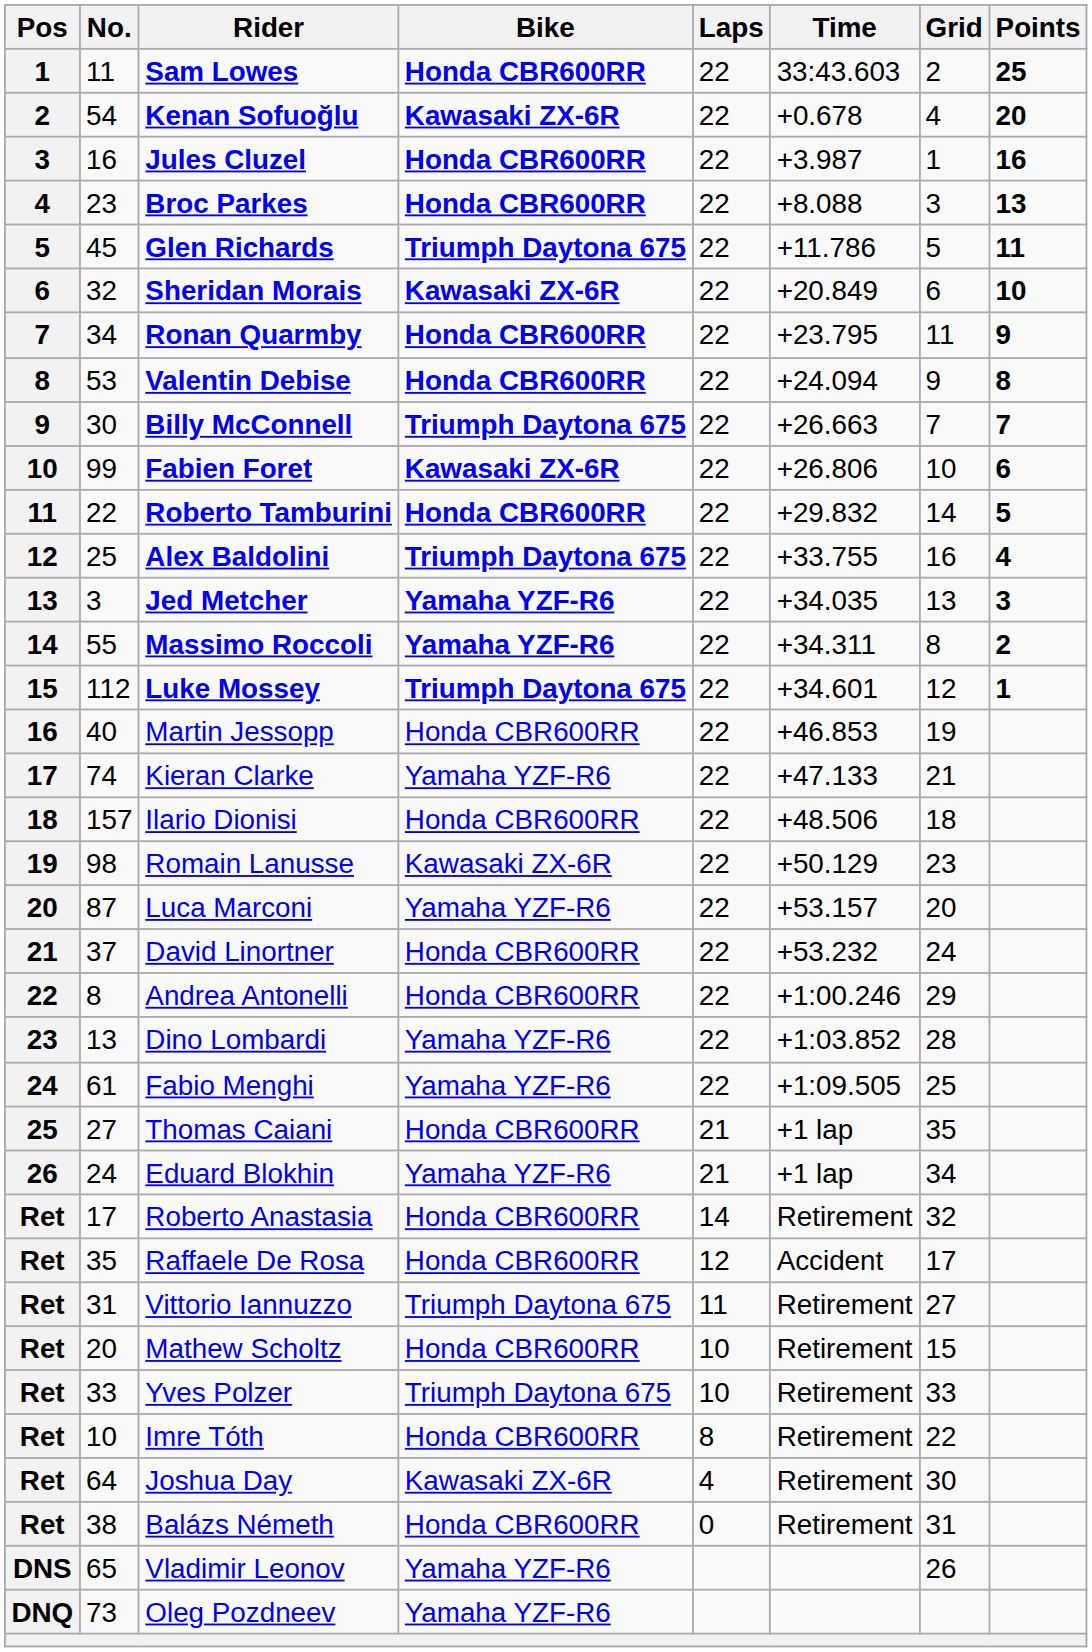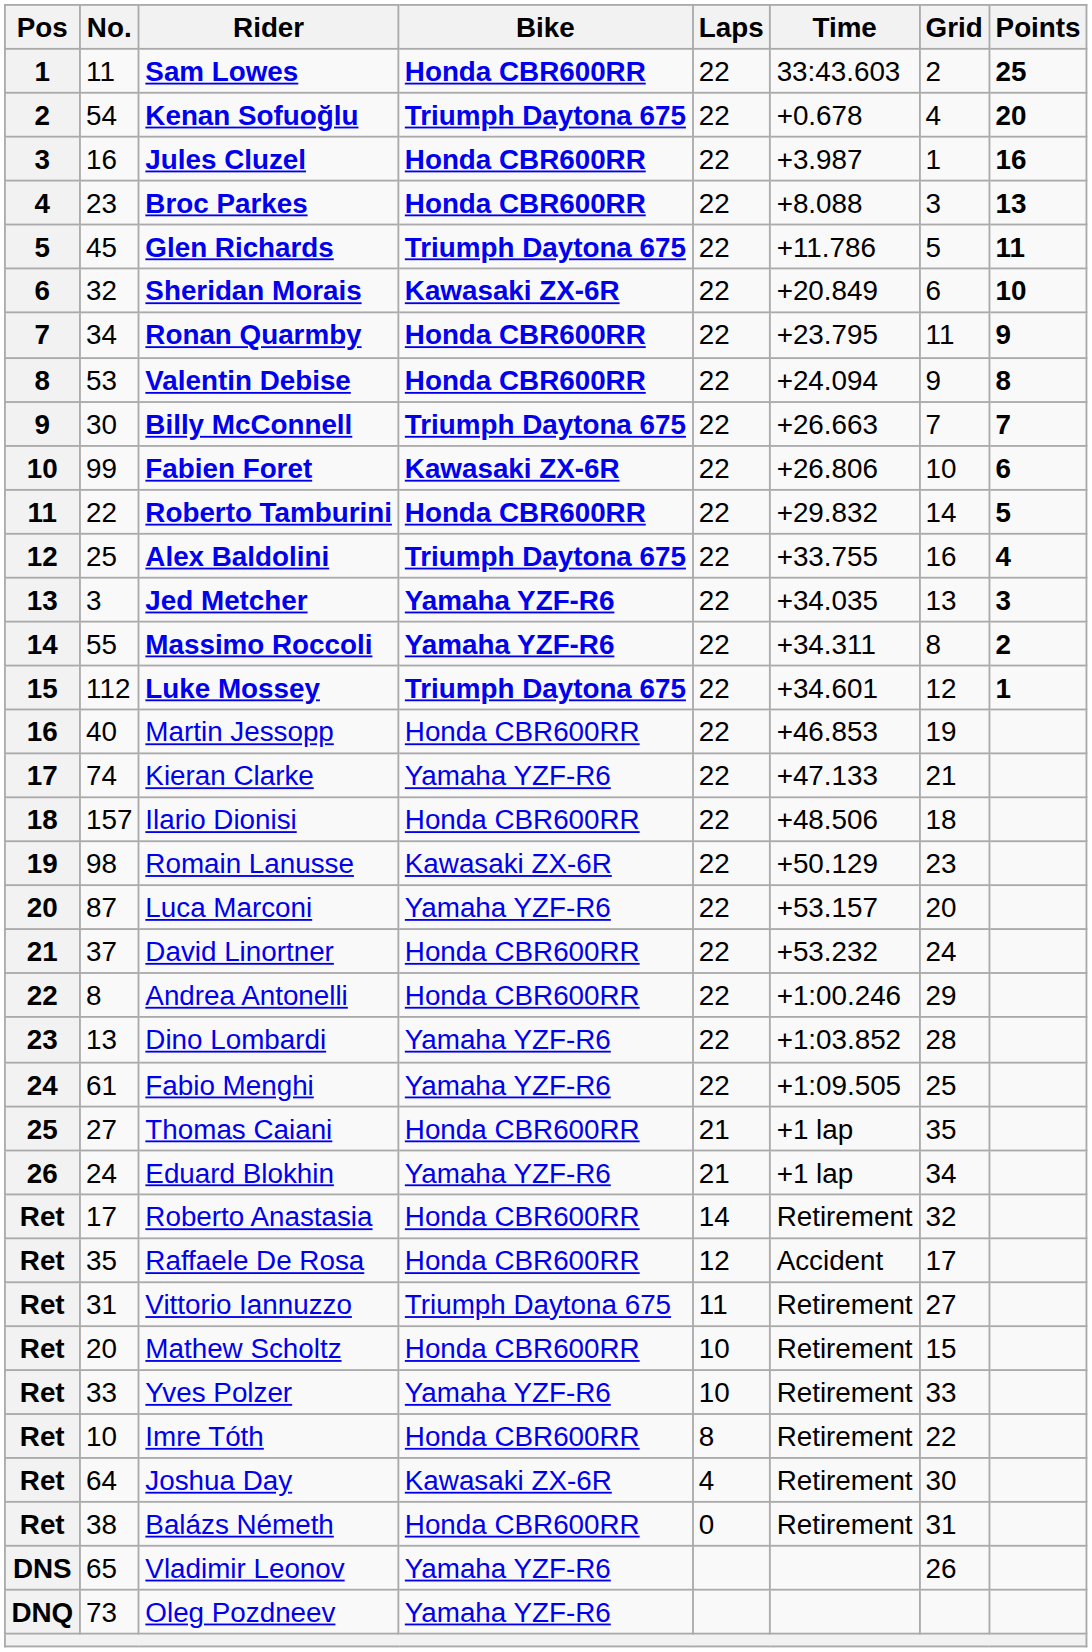(512, 115) Kawasaki ZX-6R -> (545, 115) Triumph Daytona 675
(538, 1392) Triumph Daytona 675 -> (508, 1392) Yamaha YZF-R6
